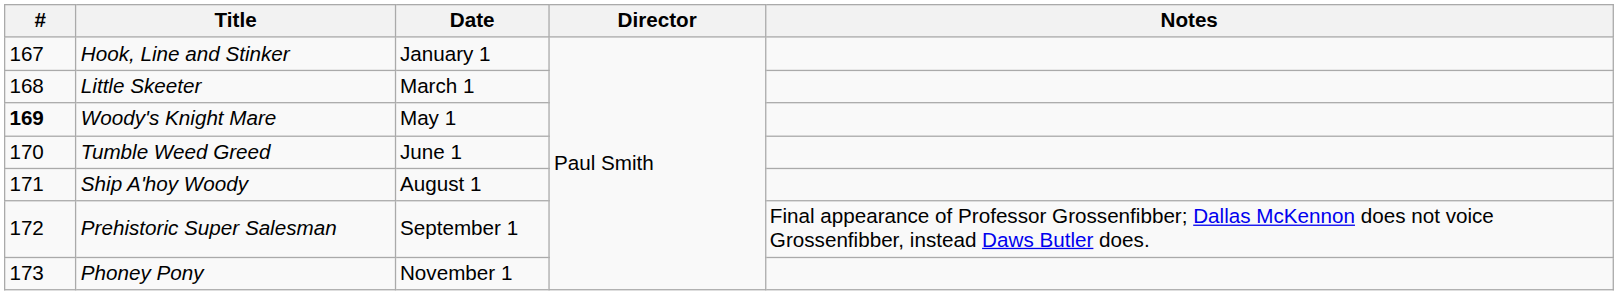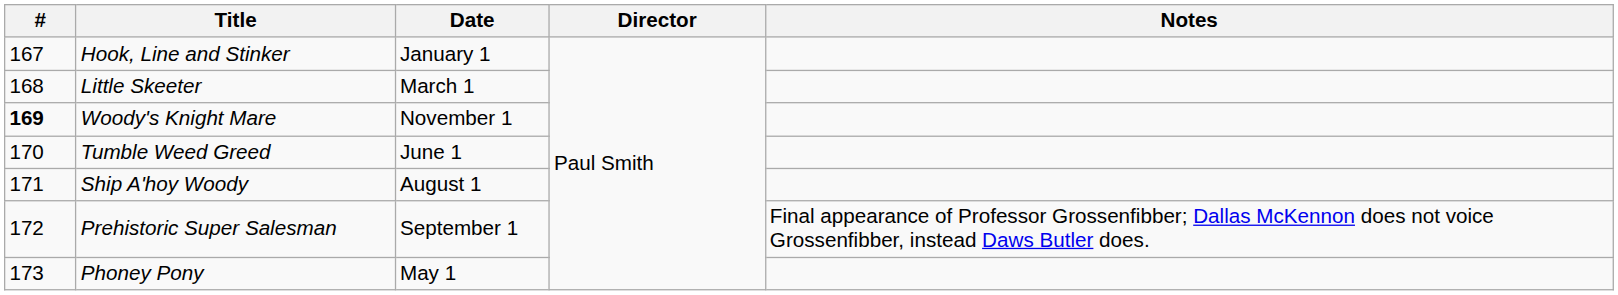(428, 119) May 1 -> (456, 119) November 1
(456, 273) November 1 -> (428, 273) May 1
